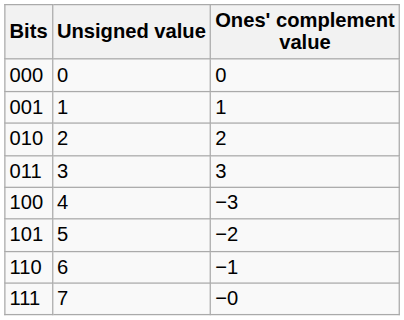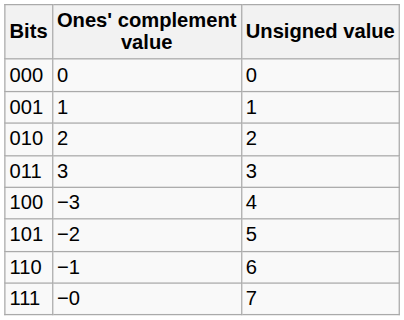columns swapped: (131, 31) <-> (305, 31)
